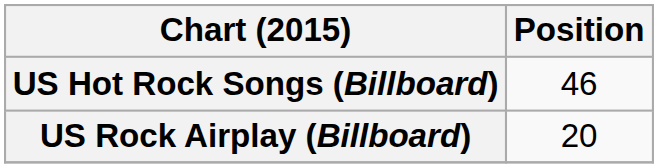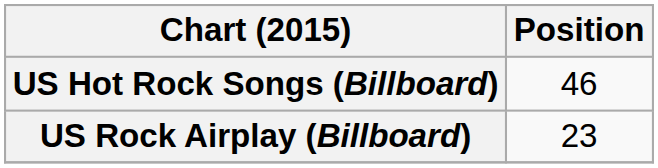(579, 135) 20 -> (579, 135) 23
